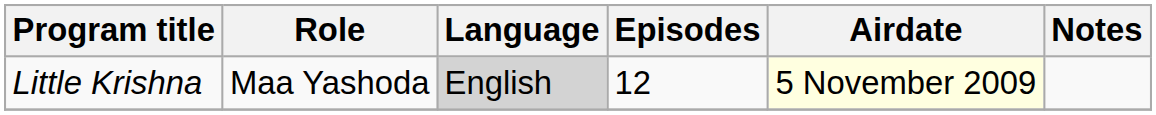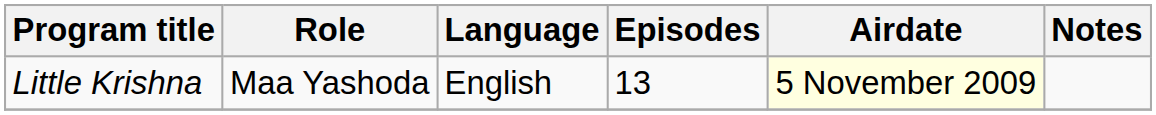(498, 82) lightgrey background -> (498, 82) no background
(633, 82) 12 -> (633, 82) 13
